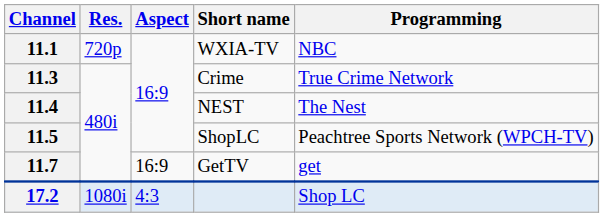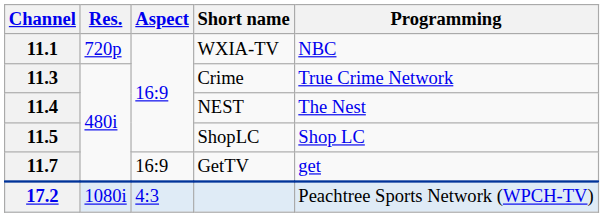(446, 136) Peachtree Sports Network (WPCH-TV) -> (332, 136) Shop LC
(332, 196) Shop LC -> (446, 196) Peachtree Sports Network (WPCH-TV)
